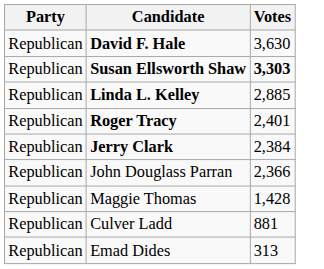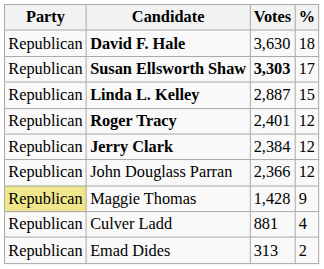+ column: (307, 17)
(272, 95) 2,885 -> (272, 95) 2,887
(45, 198) no background -> (45, 198) khaki background
